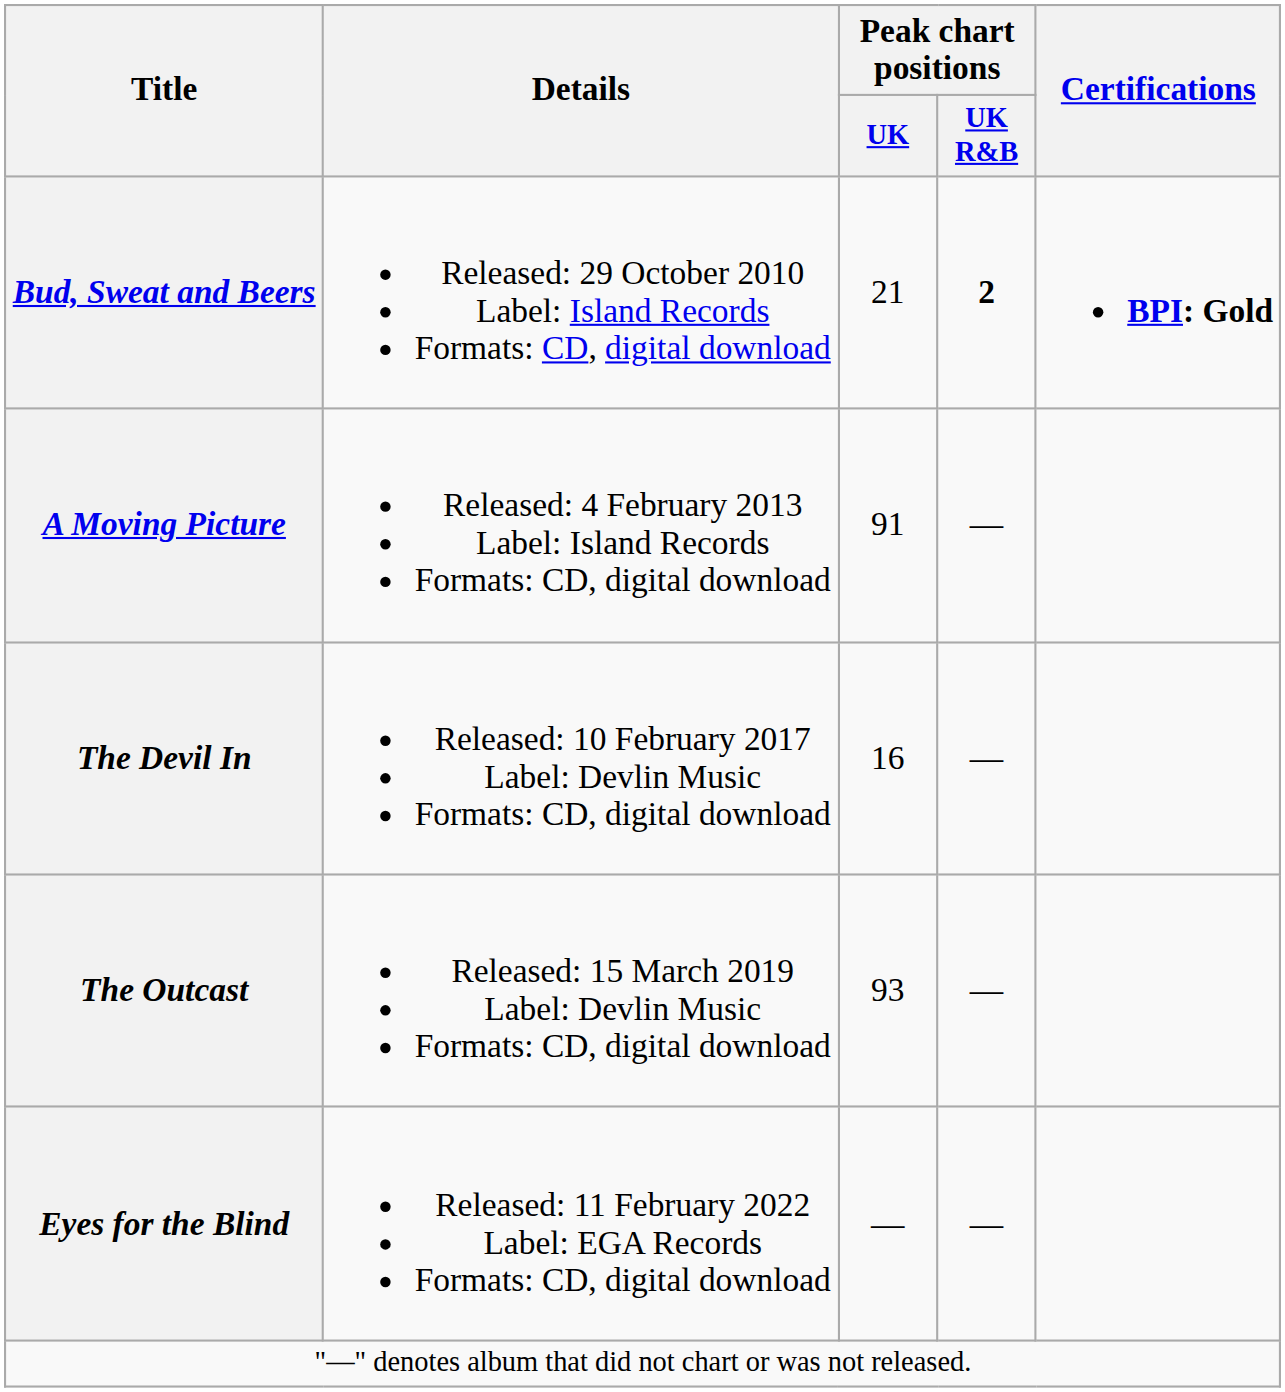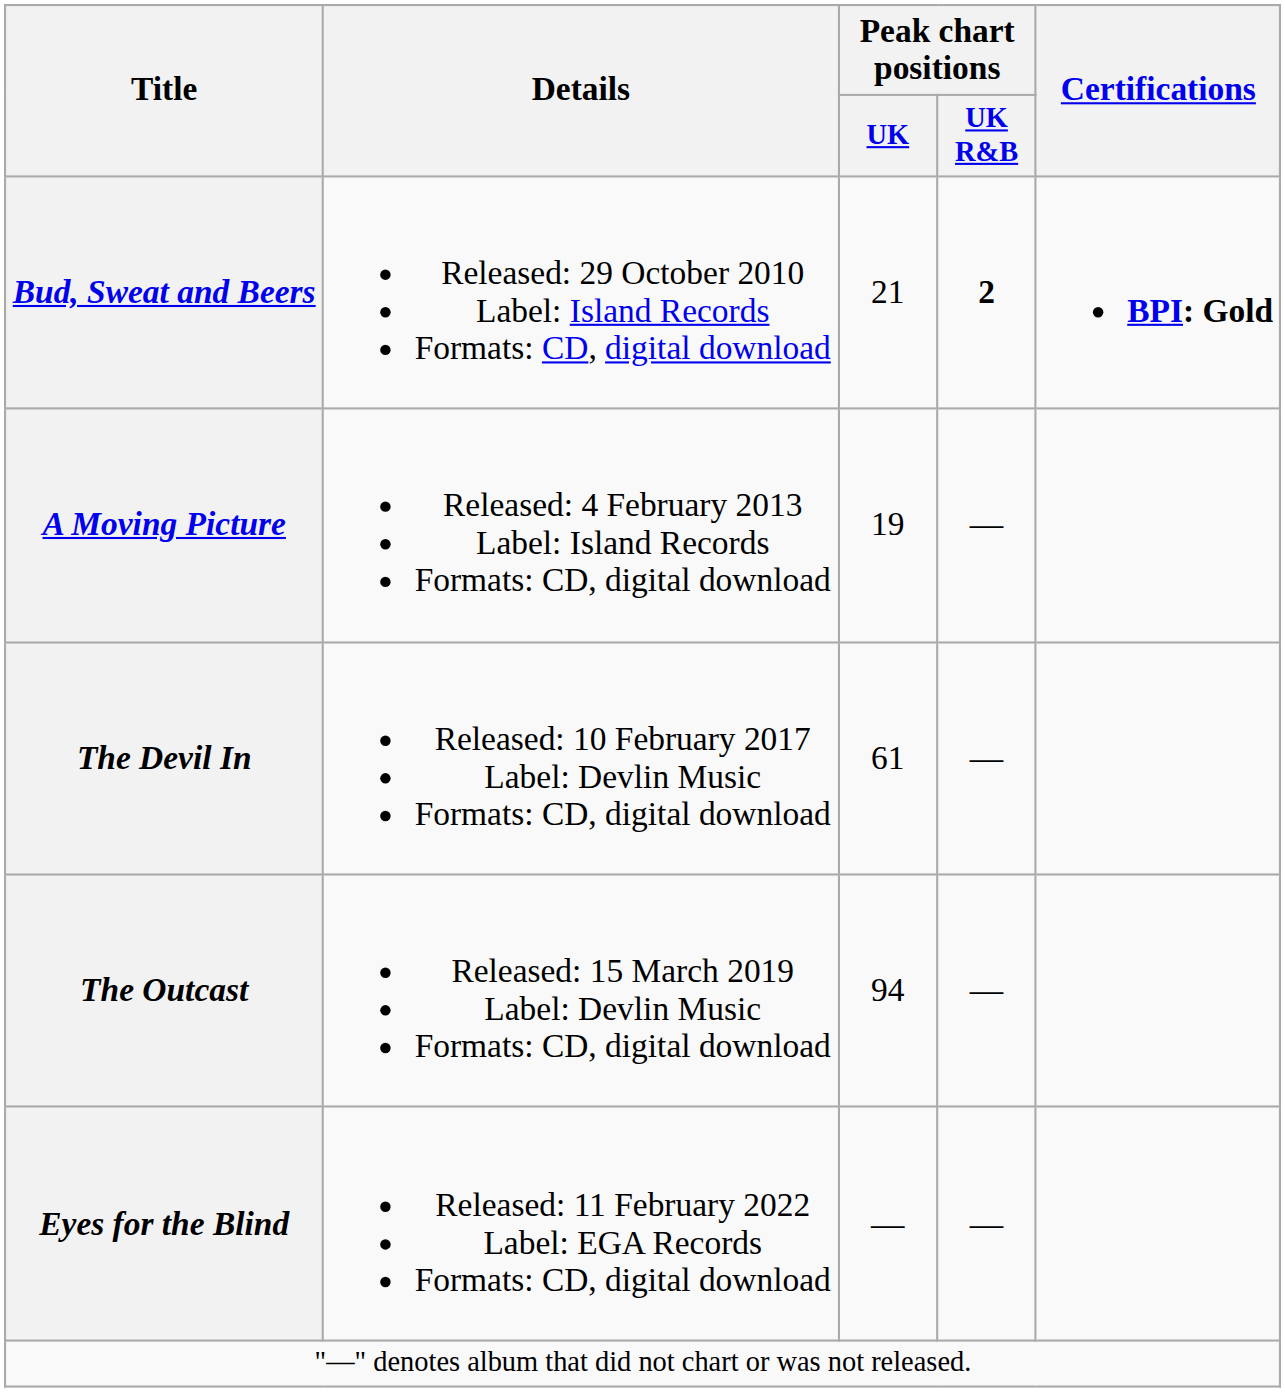(888, 524) 91 -> (888, 524) 19
(888, 757) 16 -> (888, 757) 61
(888, 990) 93 -> (888, 990) 94
